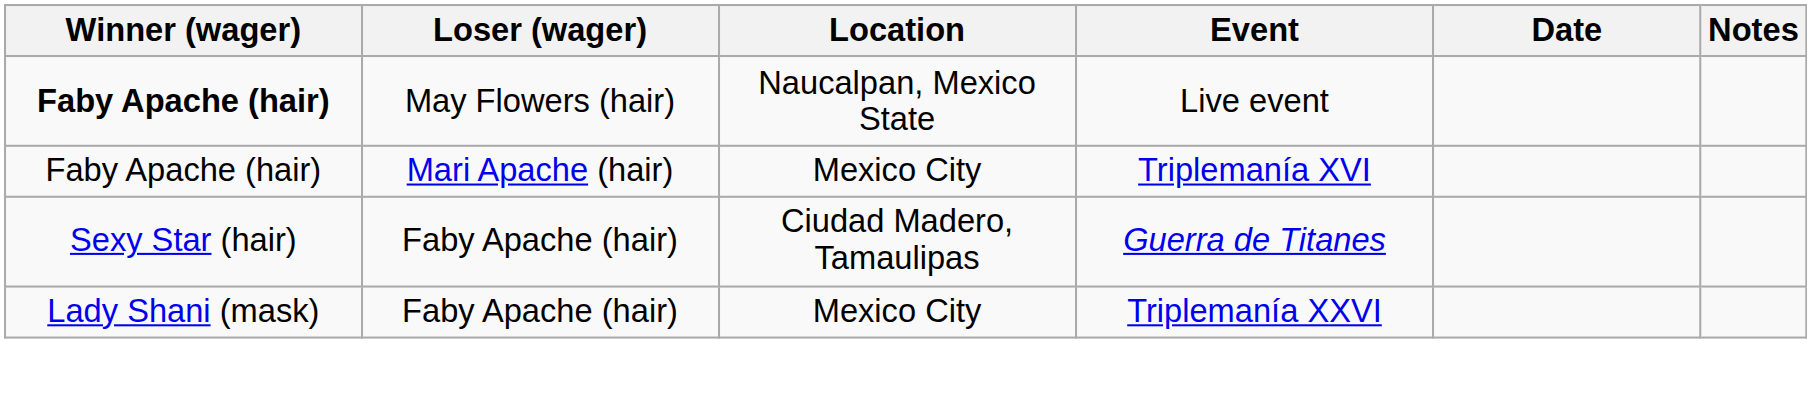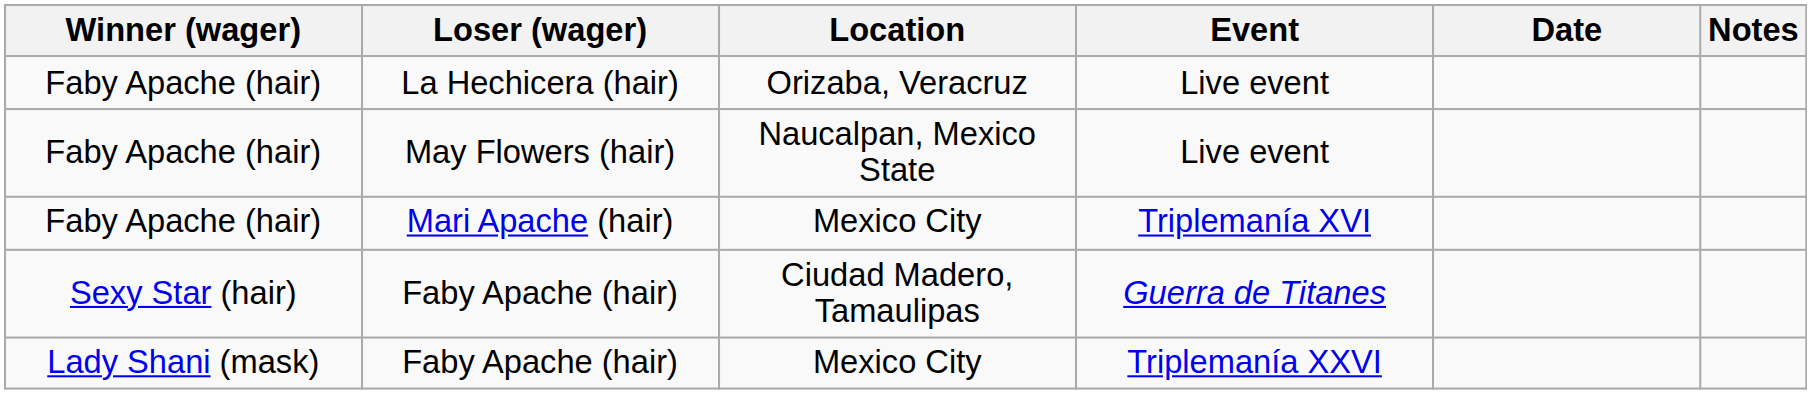+ row: (540, 82)
(183, 100) bold -> (183, 152) normal
